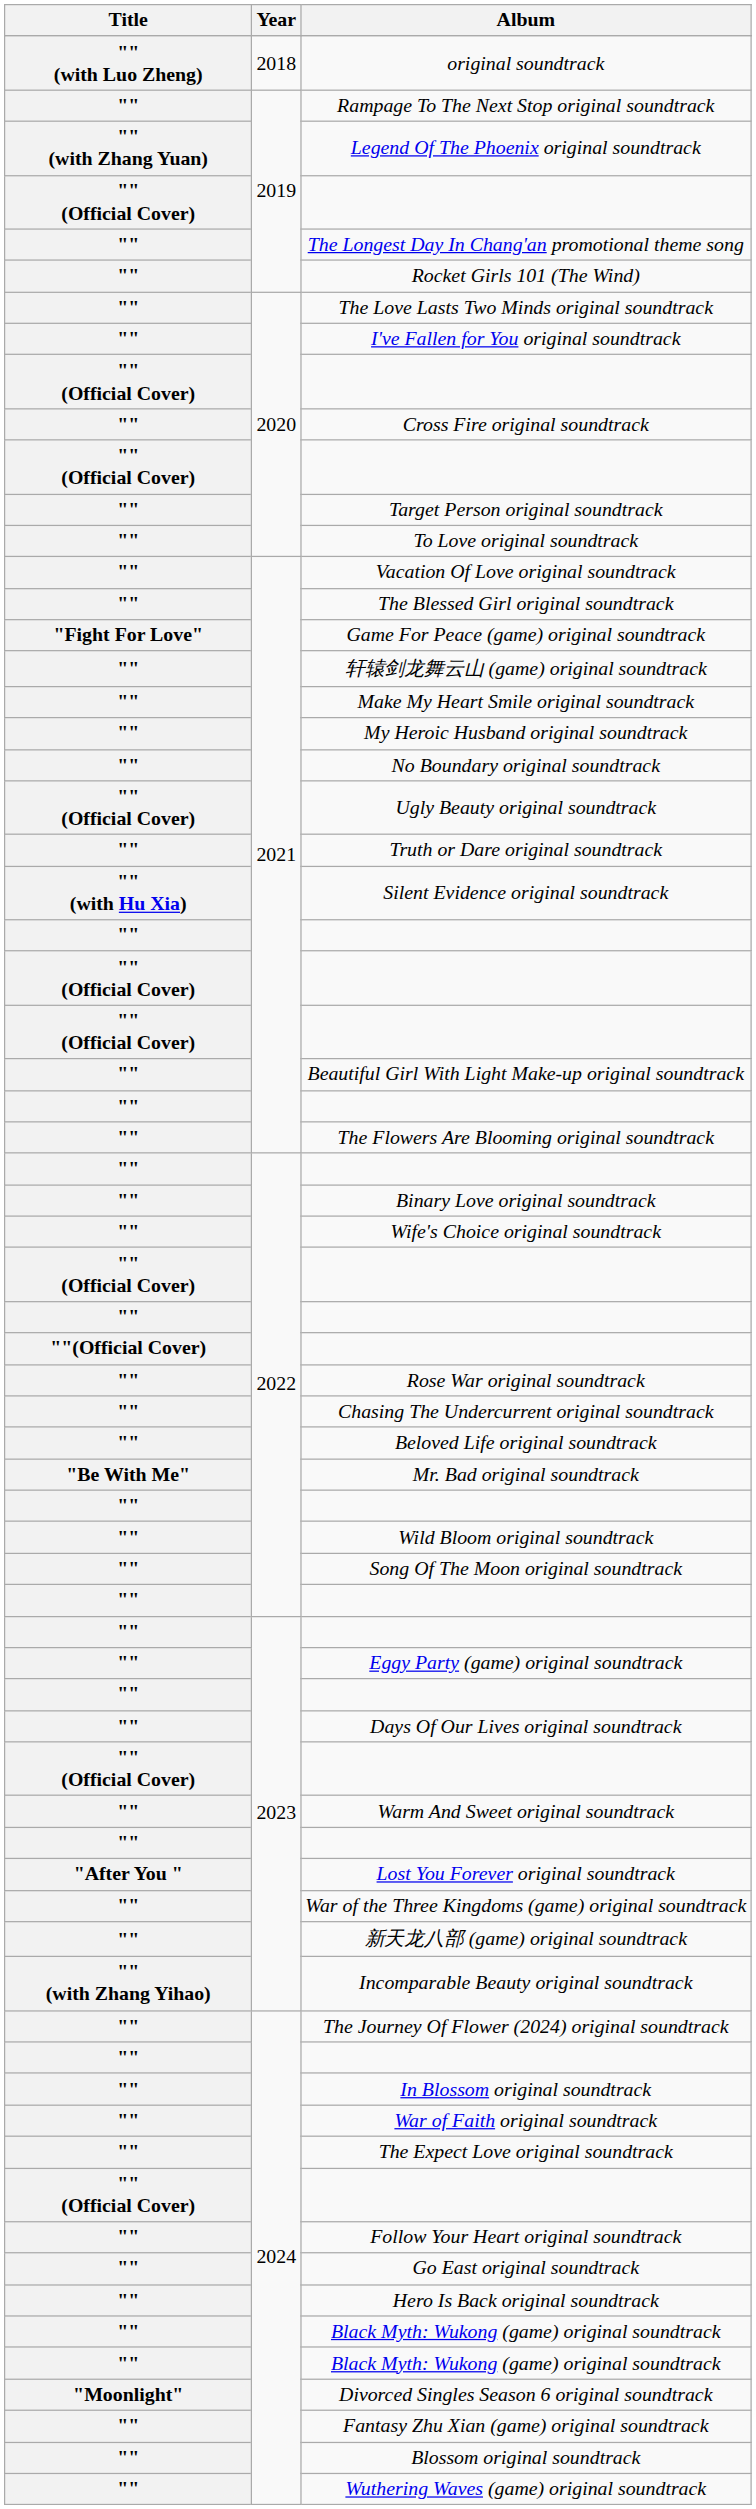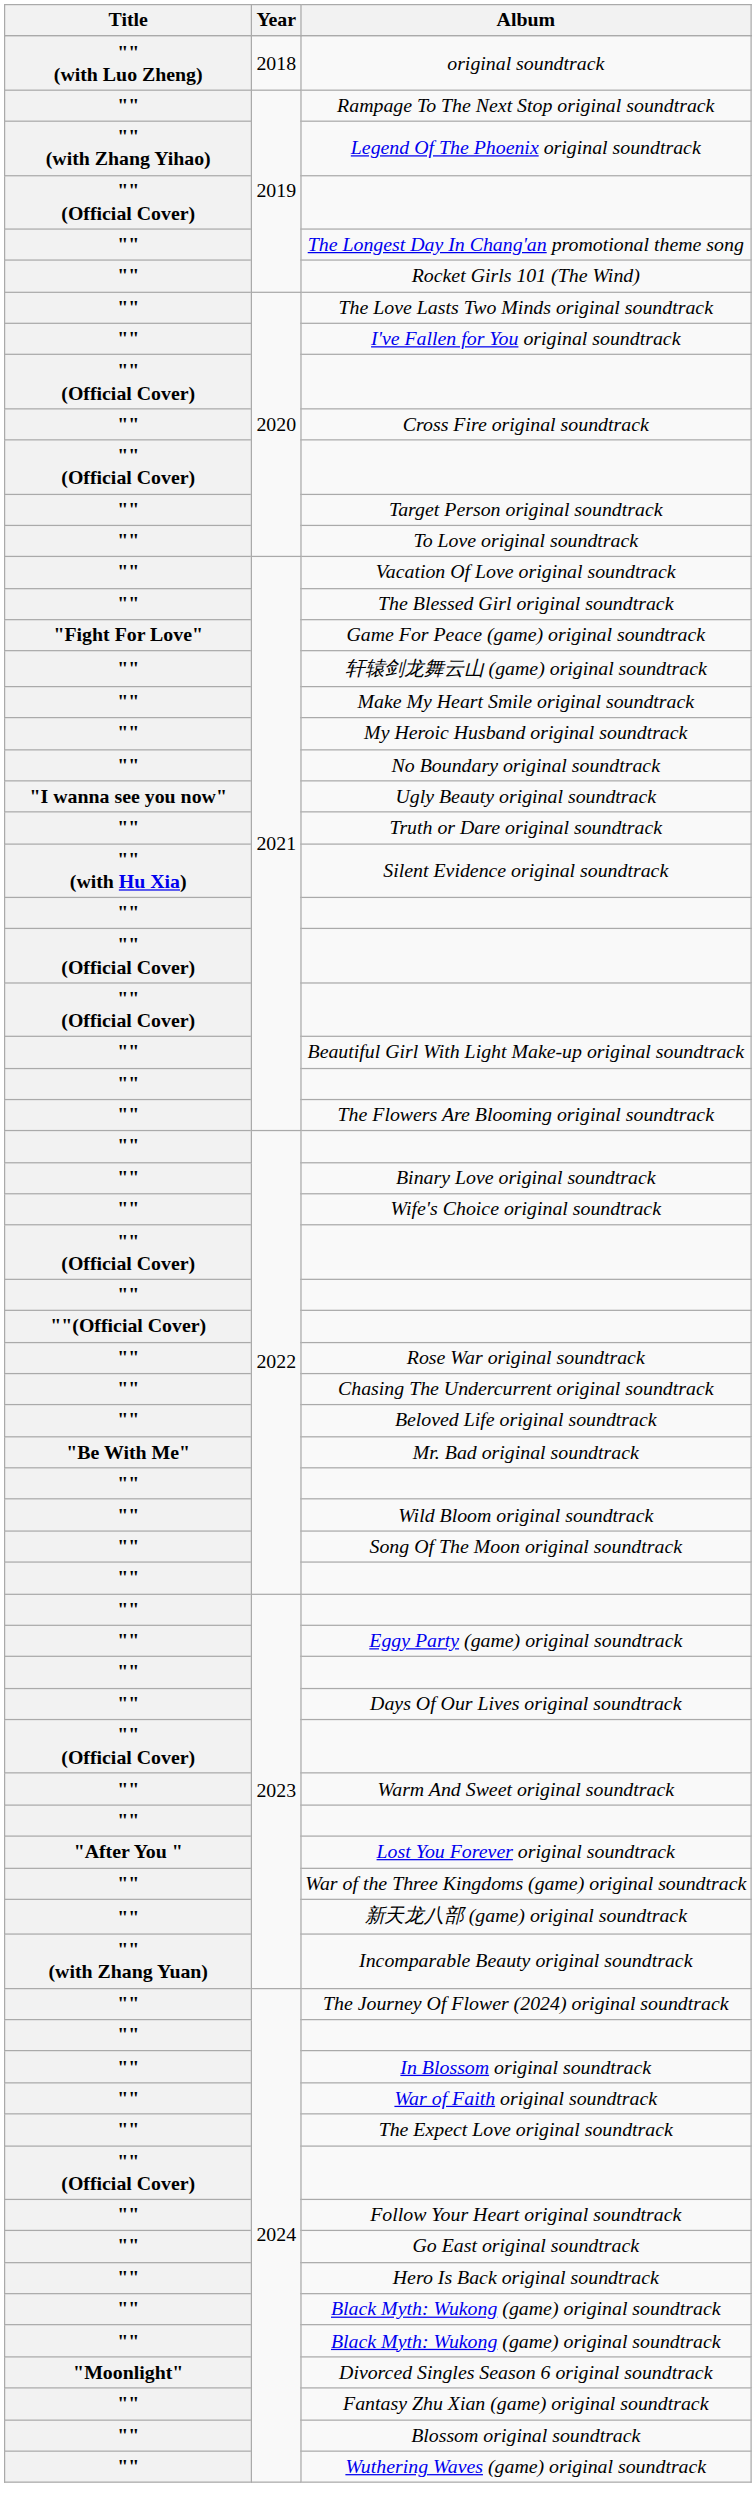(128, 148) "" (with Zhang Yuan) -> (128, 148) "" (with Zhang Yihao)
(128, 807) "" (Official Cover) -> (128, 796) "I wanna see you now"
(128, 1983) "" (with Zhang Yihao) -> (128, 1961) "" (with Zhang Yuan)
